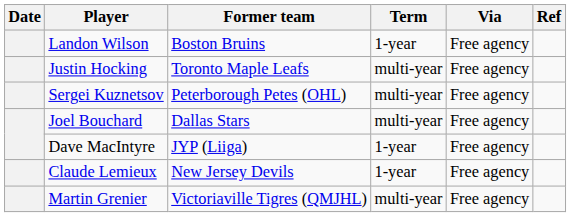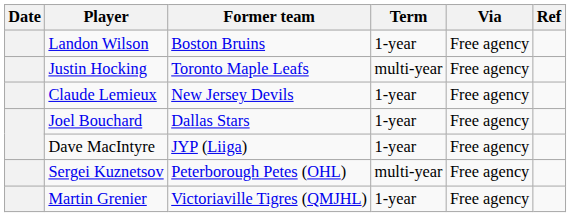rows swapped: (106, 95) <-> (103, 172)
(408, 120) multi-year -> (395, 120) 1-year
(408, 198) multi-year -> (395, 198) 1-year
